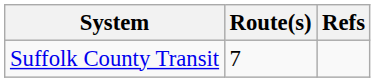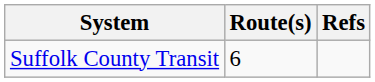(235, 58) 7 -> (235, 58) 6
